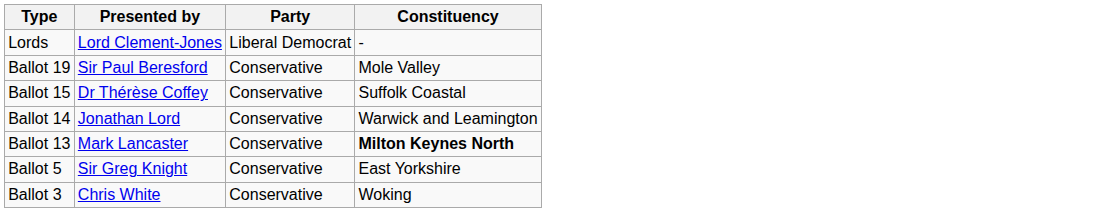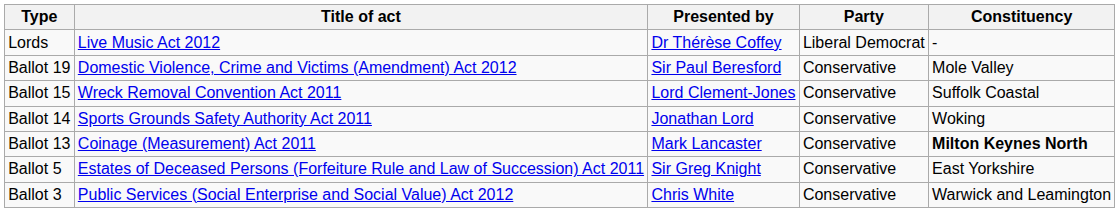+ column: (361, 17)
(150, 42) Lord Clement-Jones -> (717, 42) Dr Thérèse Coffey
(143, 93) Dr Thérèse Coffey -> (723, 93) Lord Clement-Jones
(448, 118) Warwick and Leamington -> (959, 118) Woking
(385, 194) Woking -> (1022, 194) Warwick and Leamington
